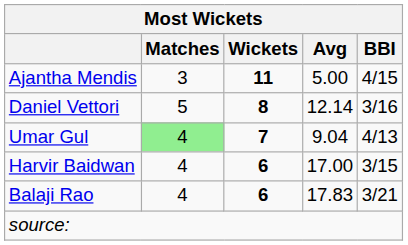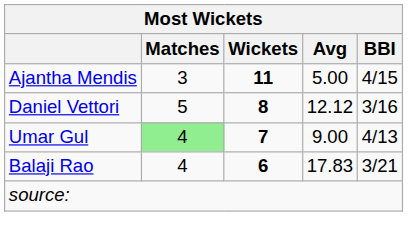(330, 107) 12.14 -> (330, 107) 12.12
(330, 136) 9.04 -> (330, 136) 9.00
- row: (72, 166)
